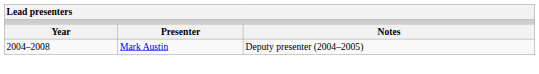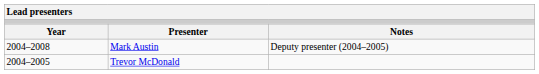+ row: (145, 62)
